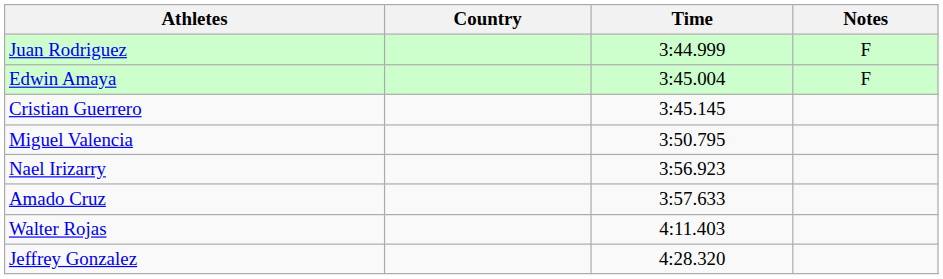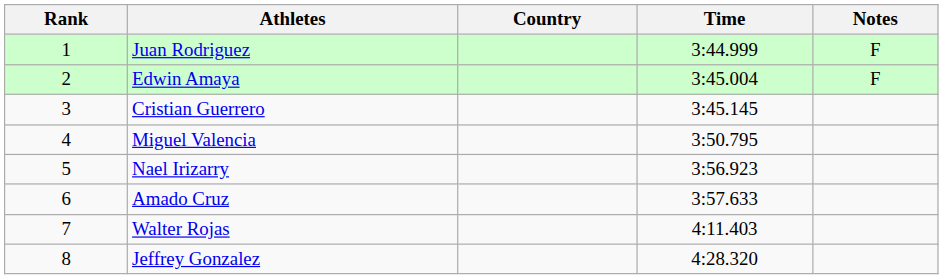+ column: (66, 19)
